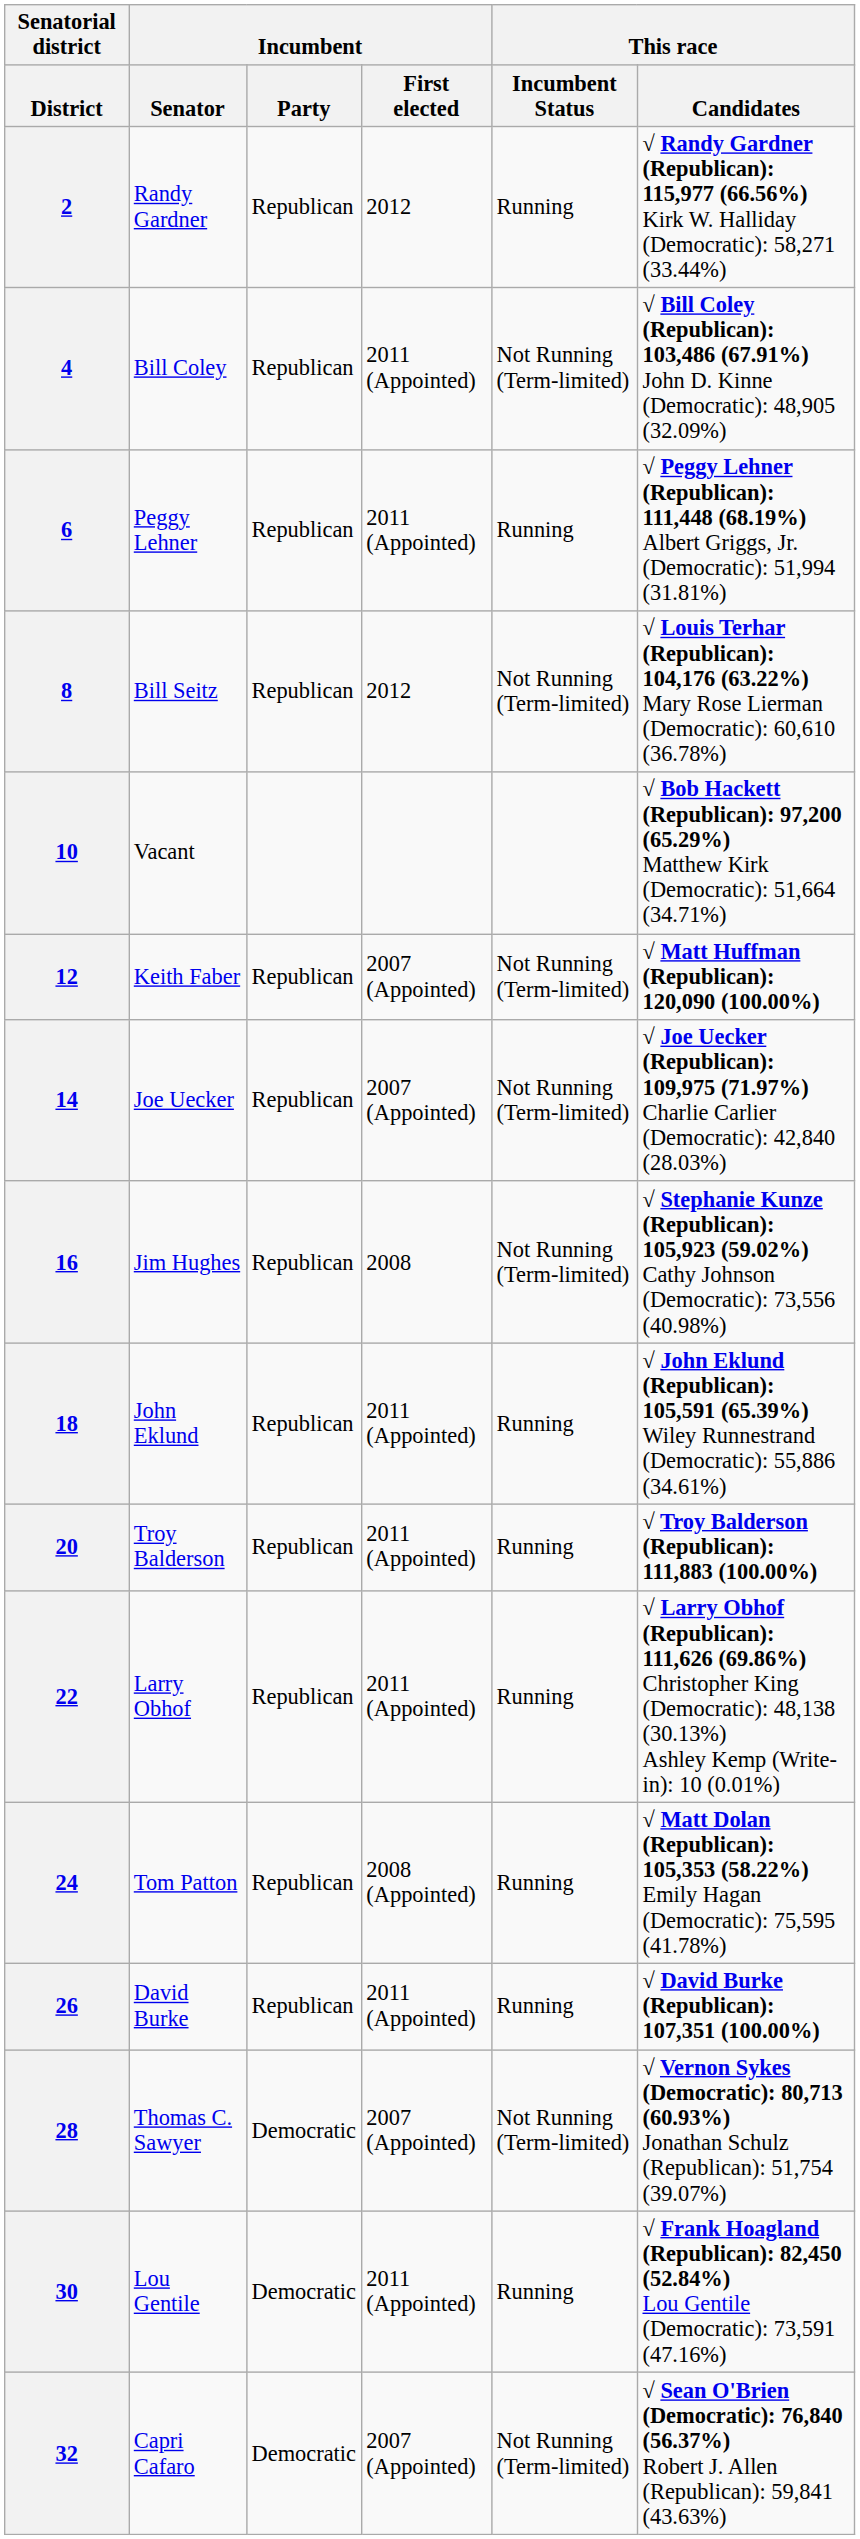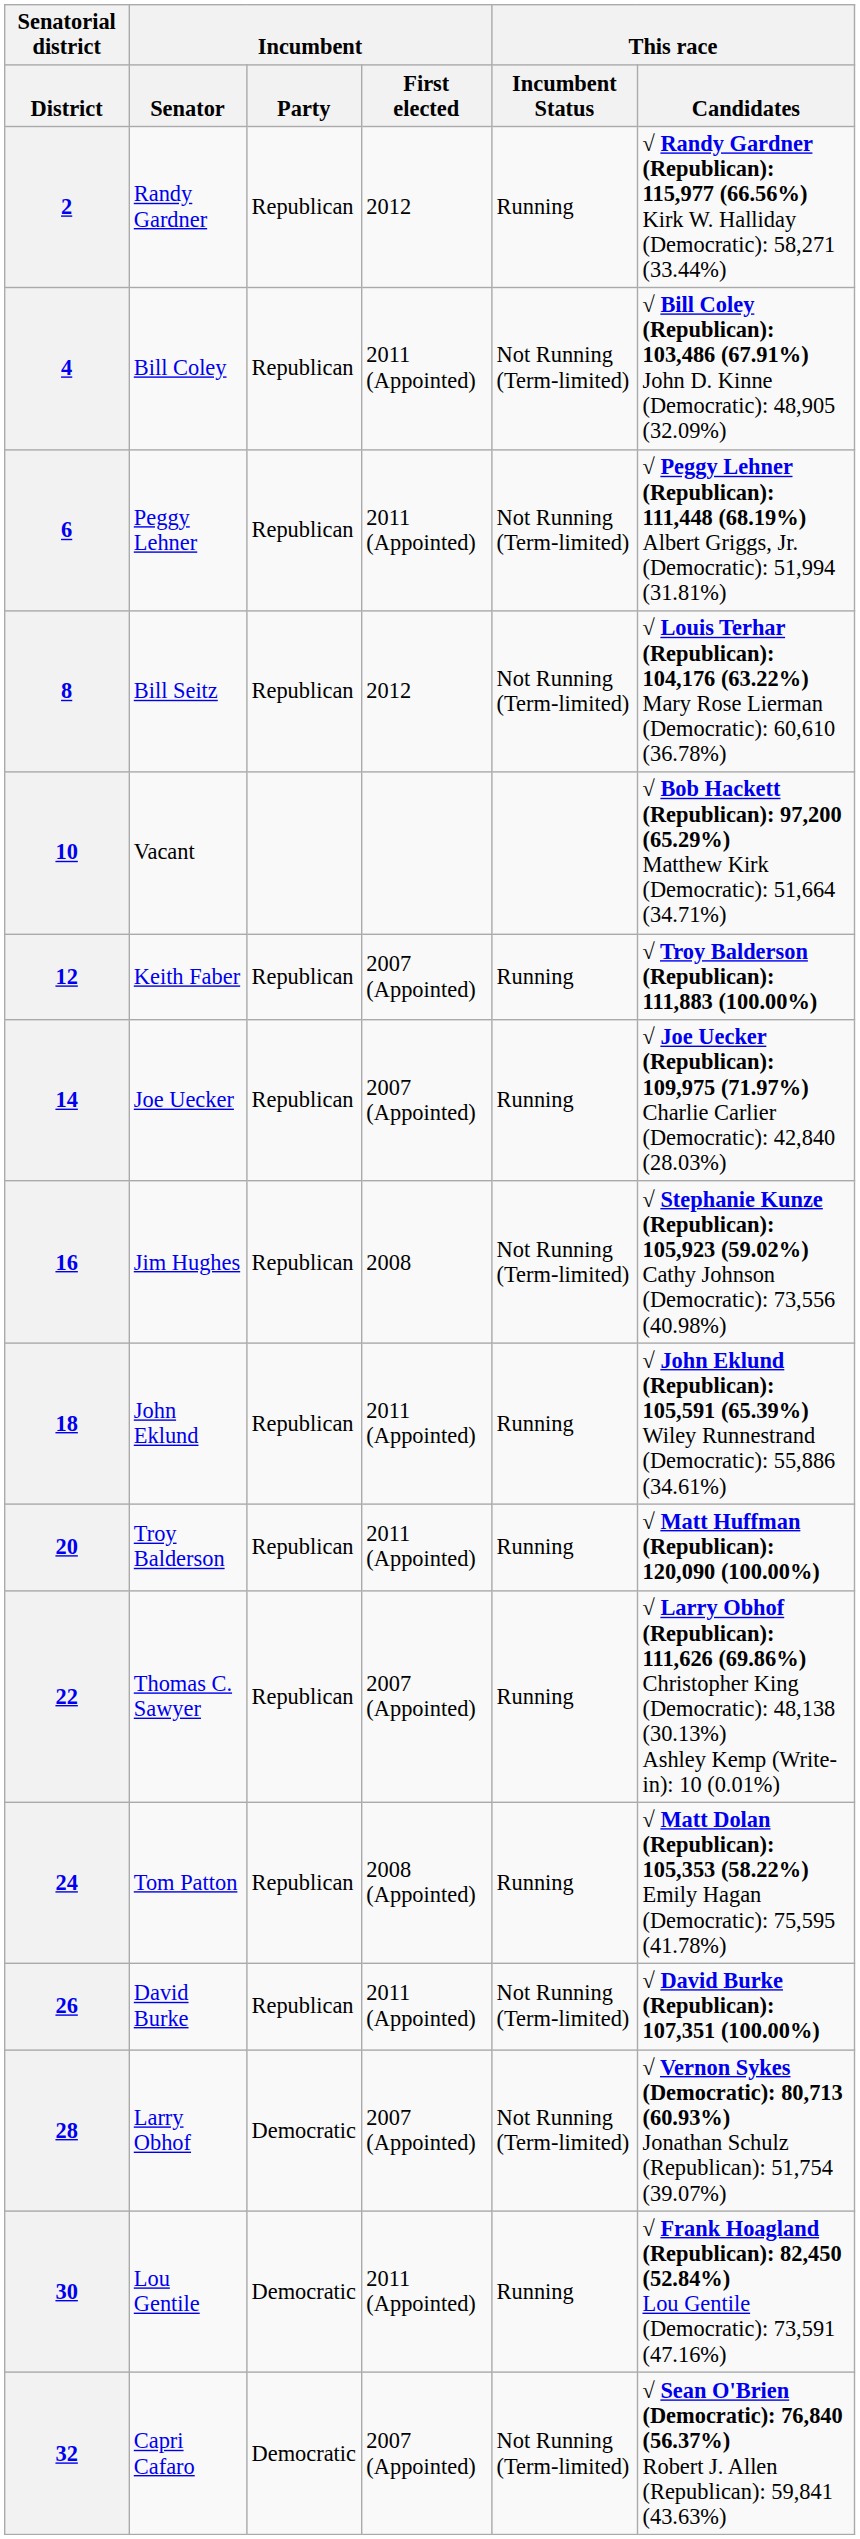(535, 529) Running -> (563, 529) Not Running (Term-limited)
(563, 976) Not Running (Term-limited) -> (535, 976) Running
(731, 976) √ Matt Huffman (Republican): 120,090 (100.00%) -> (730, 976) √ Troy Balderson (Republican): 111,883 (100.00%)
(563, 1100) Not Running (Term-limited) -> (535, 1100) Running
(730, 1547) √ Troy Balderson (Republican): 111,883 (100.00%) -> (731, 1547) √ Matt Huffman (Republican): 120,090 (100.00%)
(162, 1695) Larry Obhof -> (183, 1695) Thomas C. Sawyer
(421, 1695) 2011 (Appointed) -> (421, 1695) 2007 (Appointed)
(535, 2006) Running -> (563, 2006) Not Running (Term-limited)
(183, 2130) Thomas C. Sawyer -> (162, 2130) Larry Obhof
